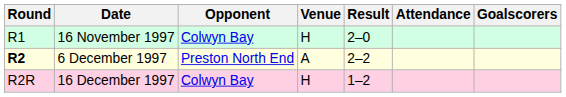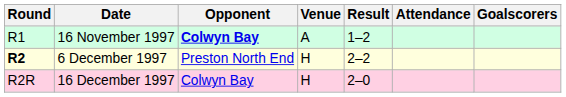(217, 37) normal -> (220, 37) bold
(305, 37) H -> (305, 37) A
(359, 37) 2–0 -> (359, 37) 1–2
(305, 59) A -> (305, 59) H
(359, 80) 1–2 -> (359, 80) 2–0
